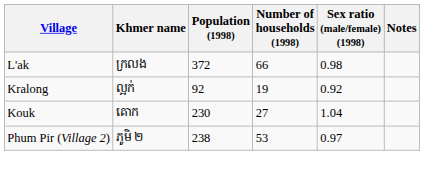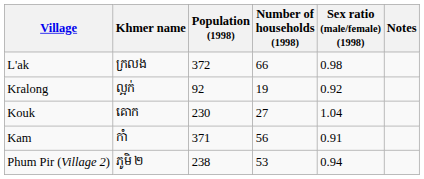+ row: (19, 138)
(331, 138) 0.97 -> (331, 162) 0.94
